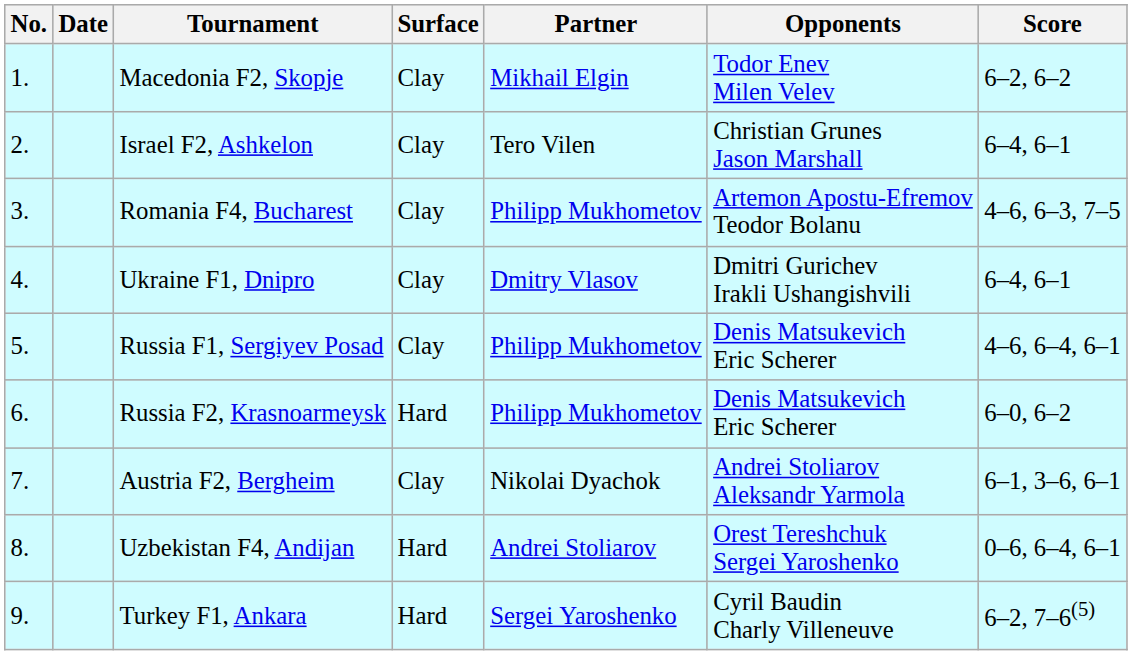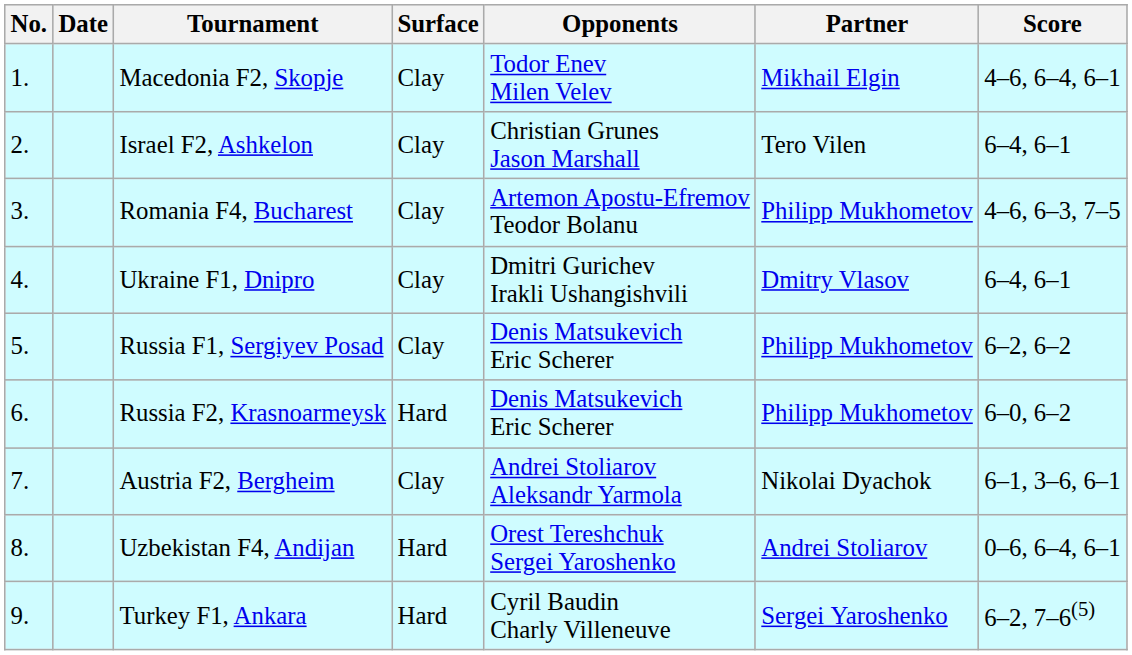columns swapped: (596, 24) <-> (843, 24)
(1028, 77) 6–2, 6–2 -> (1052, 77) 4–6, 6–4, 6–1
(1052, 346) 4–6, 6–4, 6–1 -> (1028, 346) 6–2, 6–2
